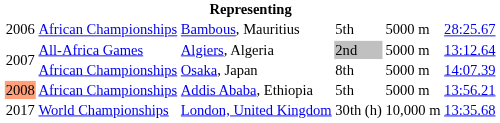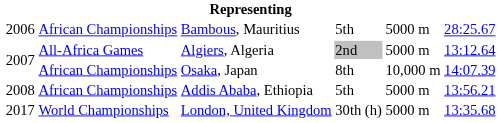(408, 70) 5000 m -> (413, 70) 10,000 m
(20, 90) lightsalmon background -> (20, 90) no background
(413, 110) 10,000 m -> (408, 110) 5000 m
